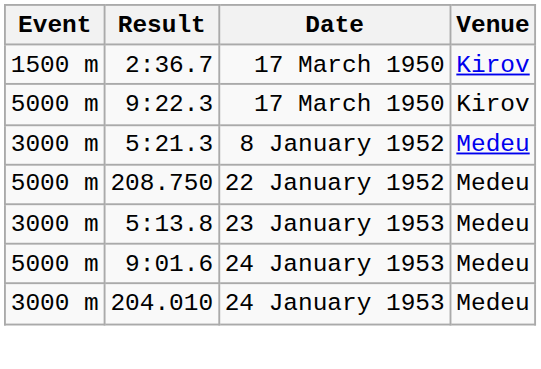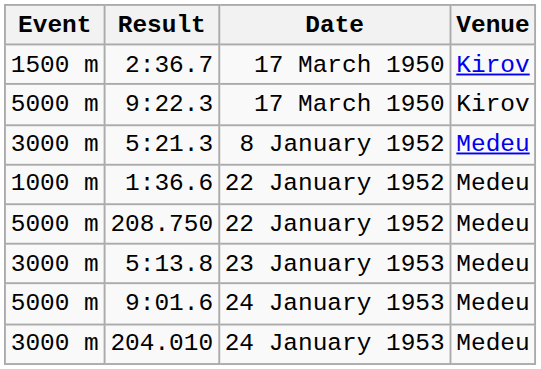+ row: (169, 184)
